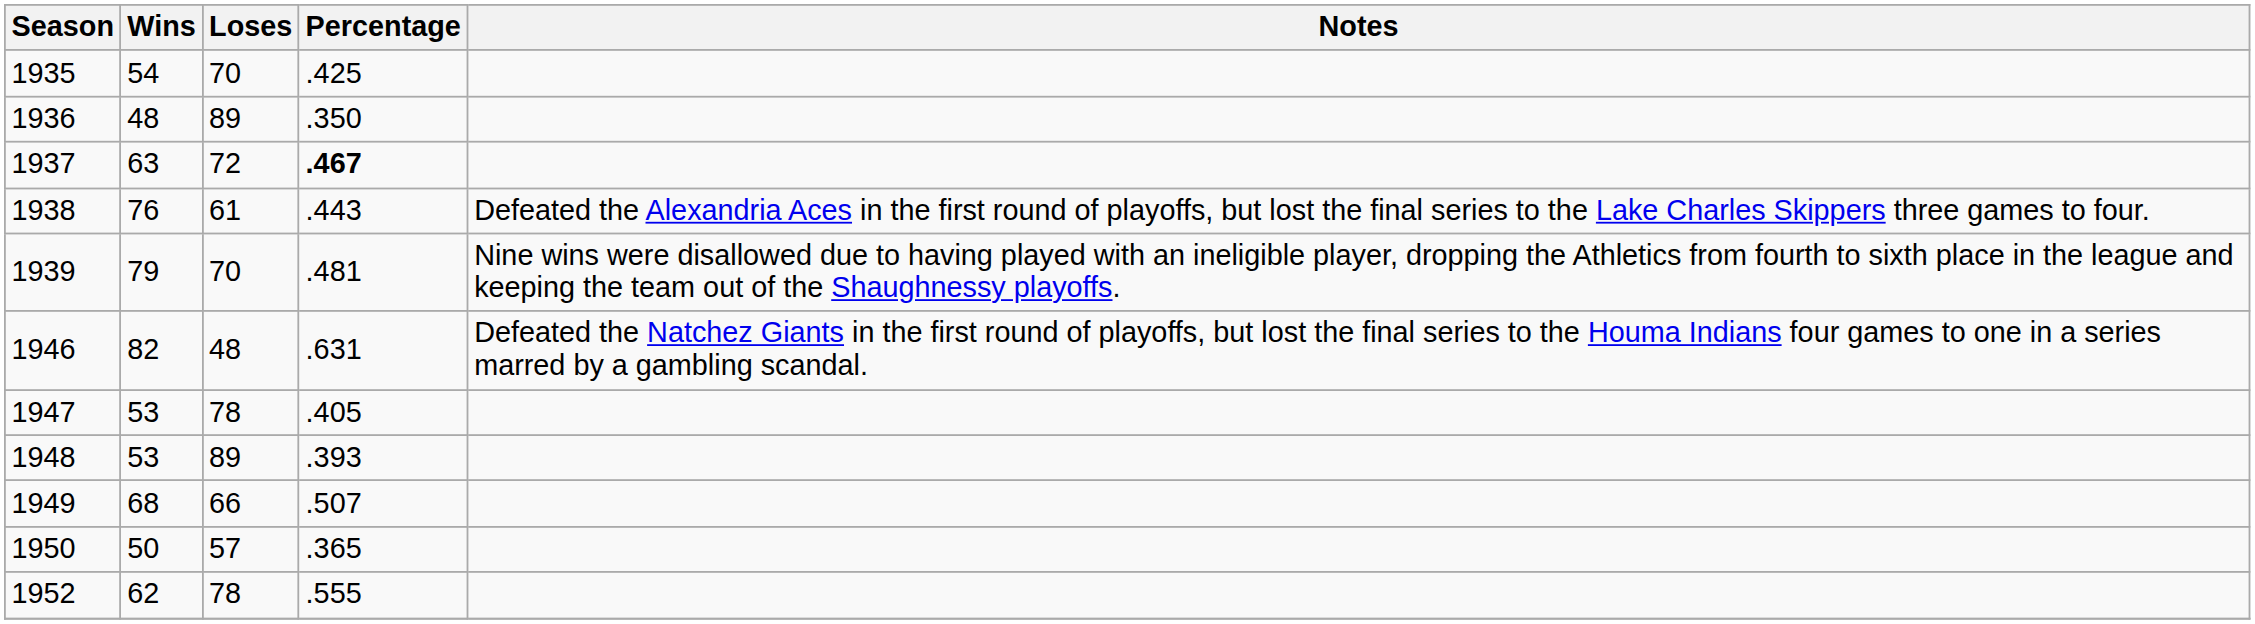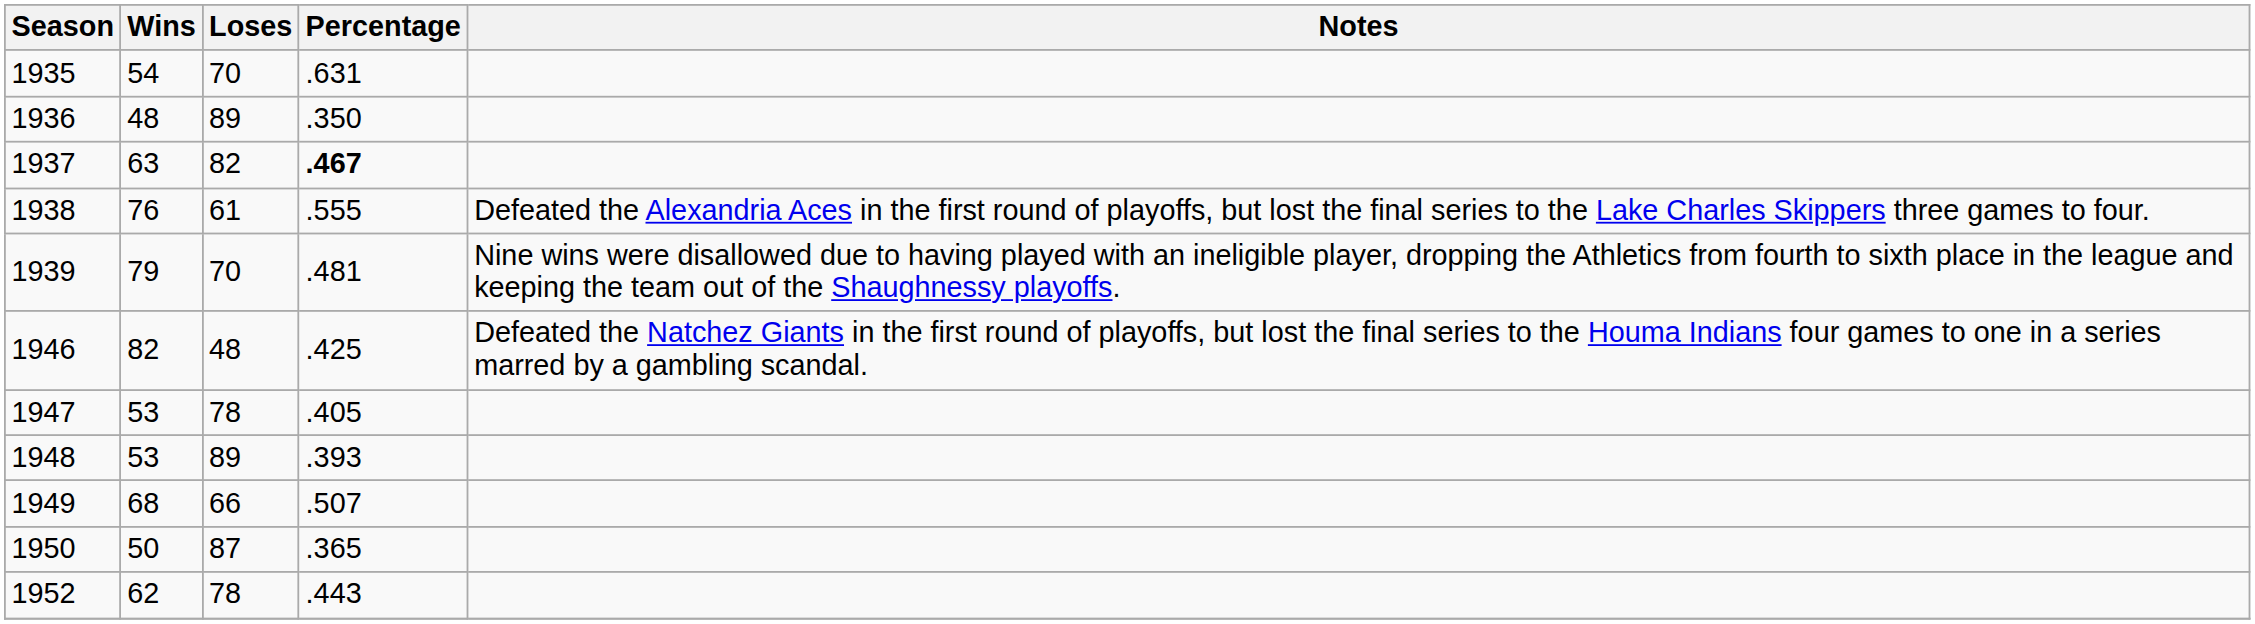(334, 73) .425 -> (334, 73) .631
(225, 164) 72 -> (225, 164) 82
(334, 210) .443 -> (334, 210) .555
(334, 349) .631 -> (334, 349) .425
(225, 548) 57 -> (225, 548) 87
(334, 594) .555 -> (334, 594) .443
